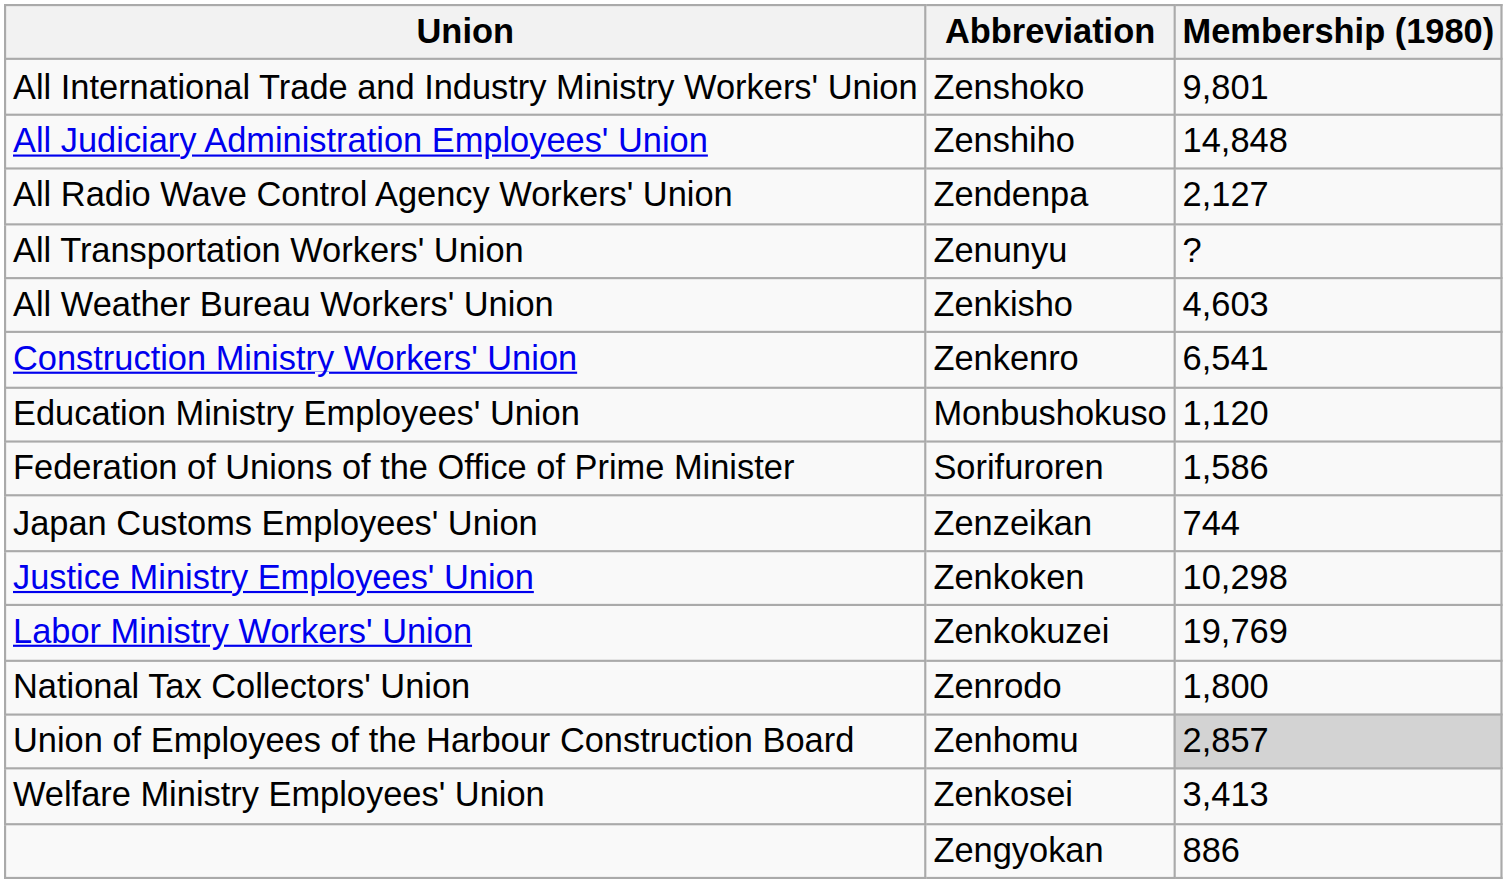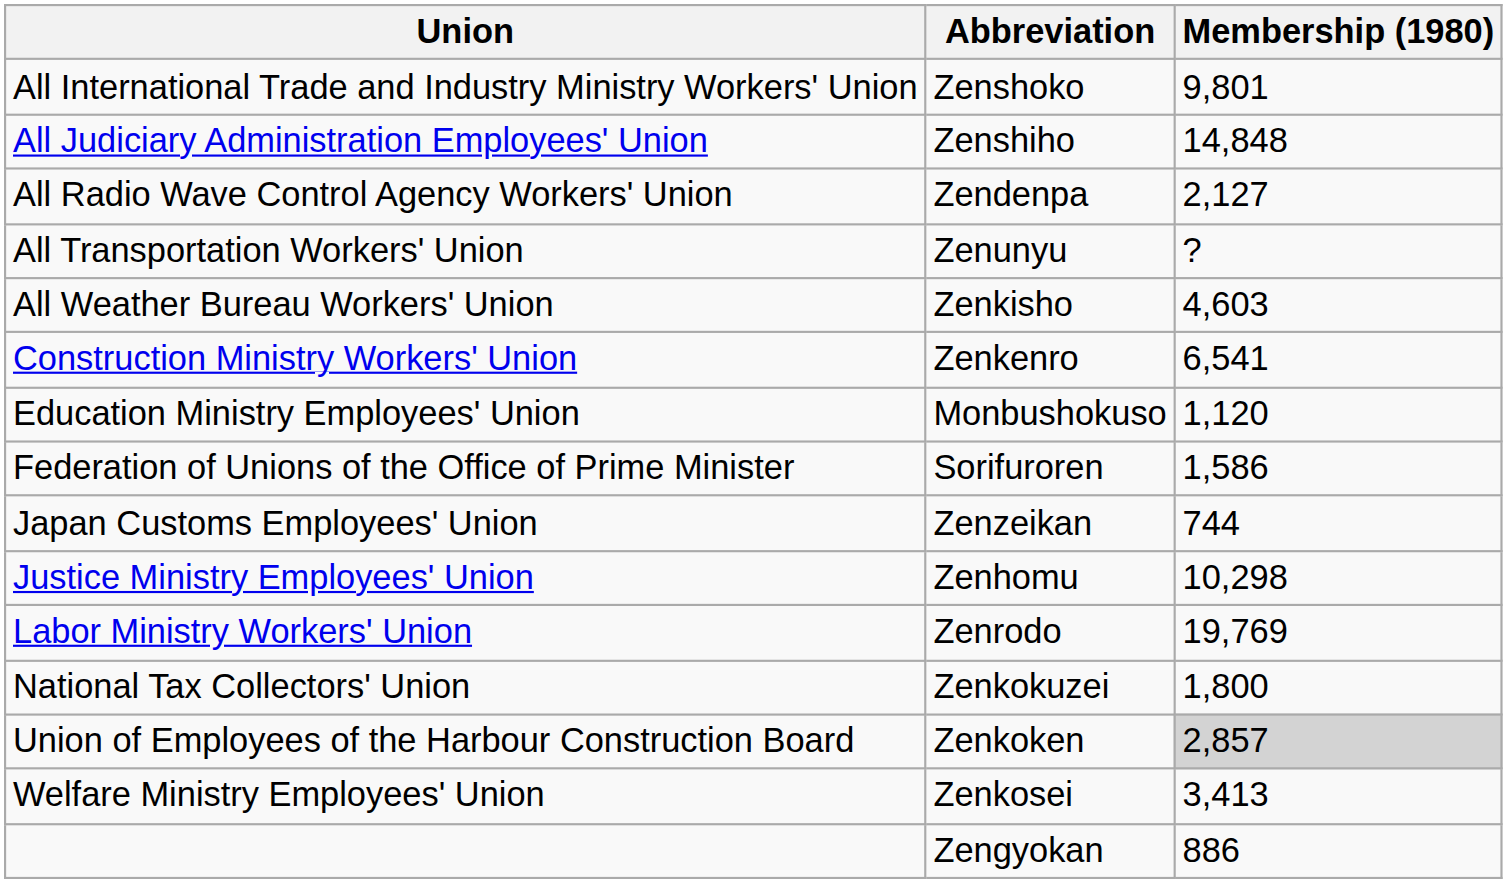(1009, 577) Zenkoken -> (1006, 577) Zenhomu
(1021, 631) Zenkokuzei -> (997, 631) Zenrodo
(997, 686) Zenrodo -> (1021, 686) Zenkokuzei
(1006, 741) Zenhomu -> (1009, 741) Zenkoken
